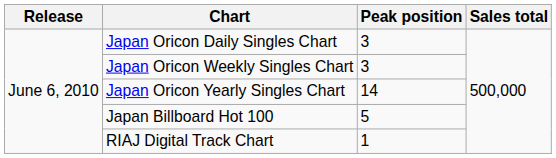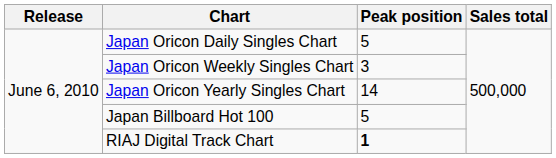(365, 41) 3 -> (365, 41) 5
(365, 141) normal -> (365, 141) bold
